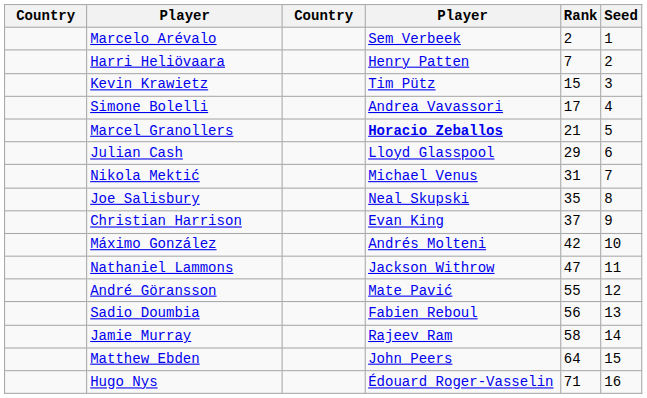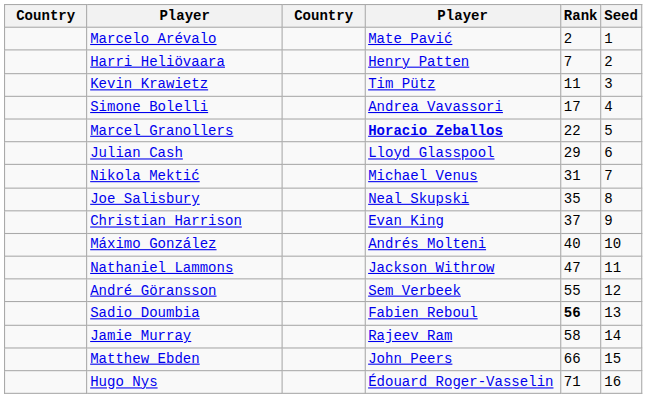(414, 39) Sem Verbeek -> (410, 39) Mate Pavić
(572, 85) 15 -> (572, 85) 11
(572, 130) 21 -> (572, 130) 22
(572, 245) 42 -> (572, 245) 40
(410, 291) Mate Pavić -> (414, 291) Sem Verbeek
(572, 313) normal -> (572, 313) bold
(572, 359) 64 -> (572, 359) 66
